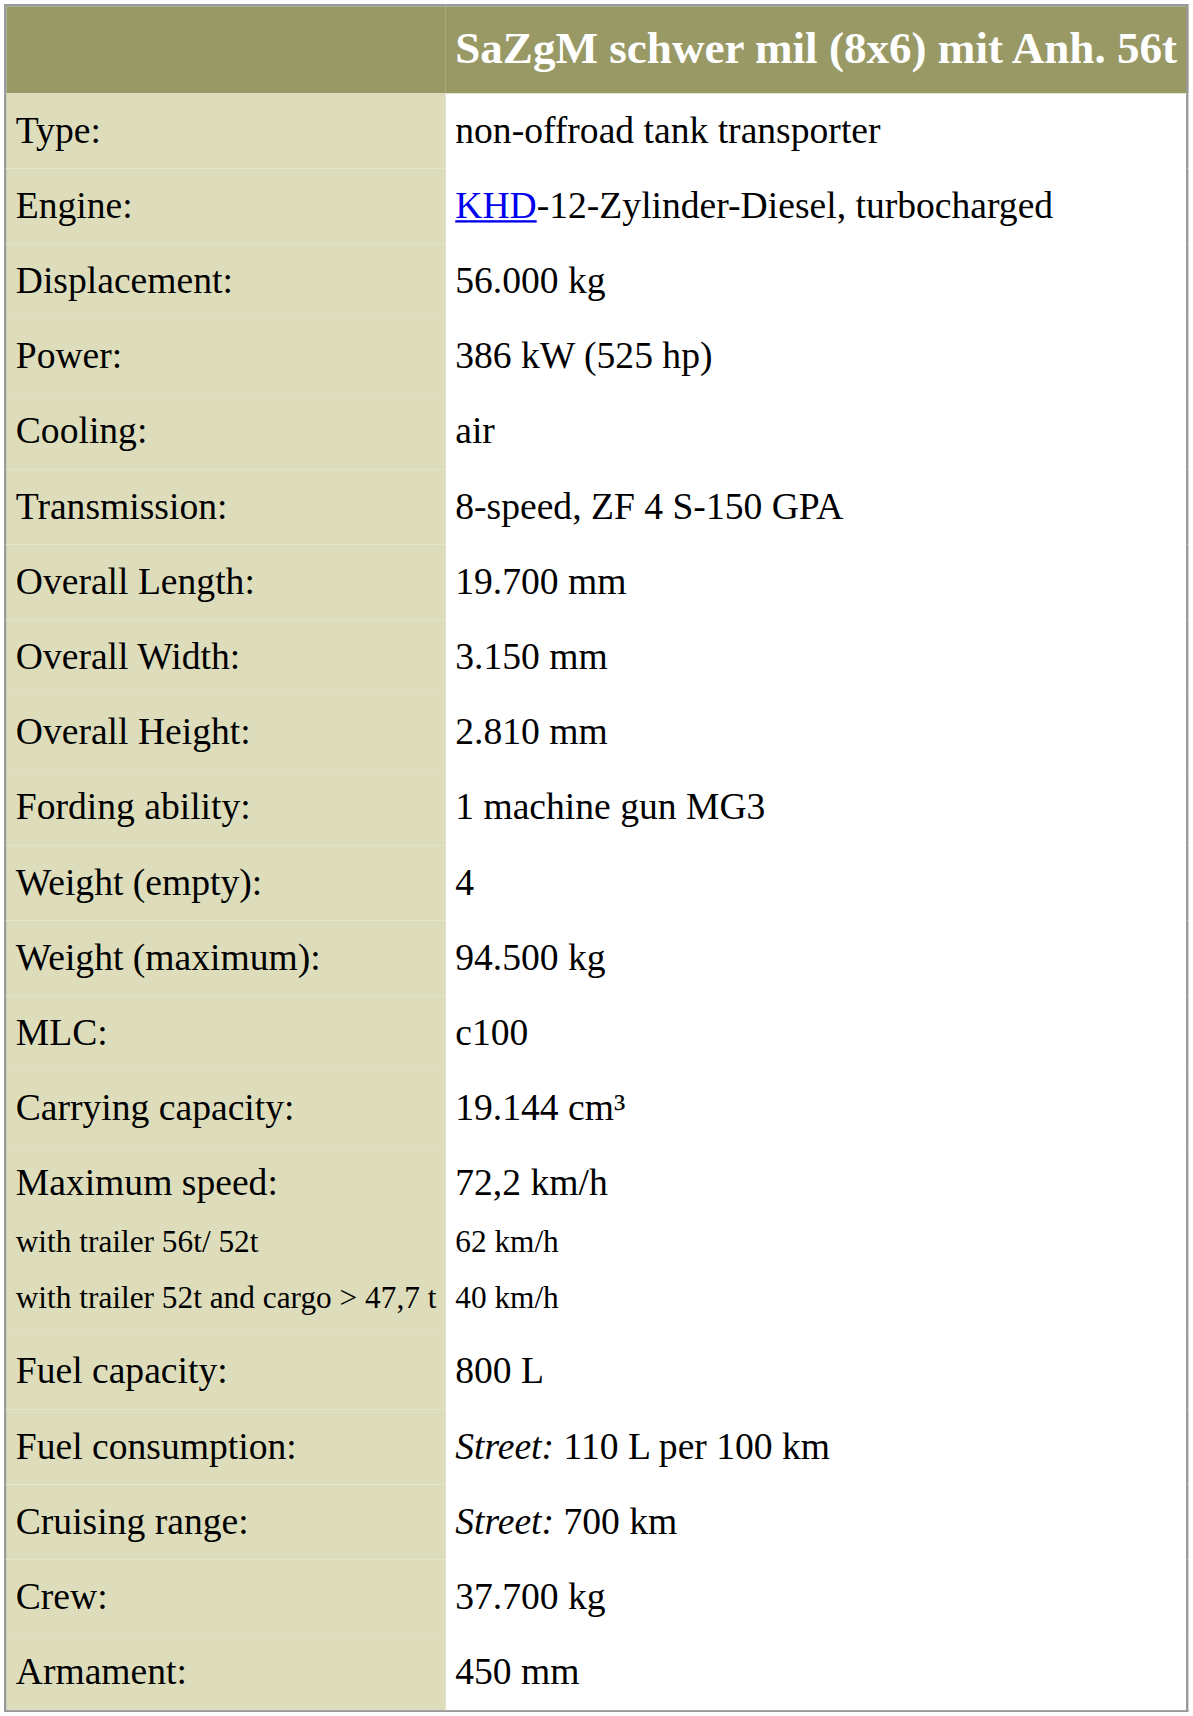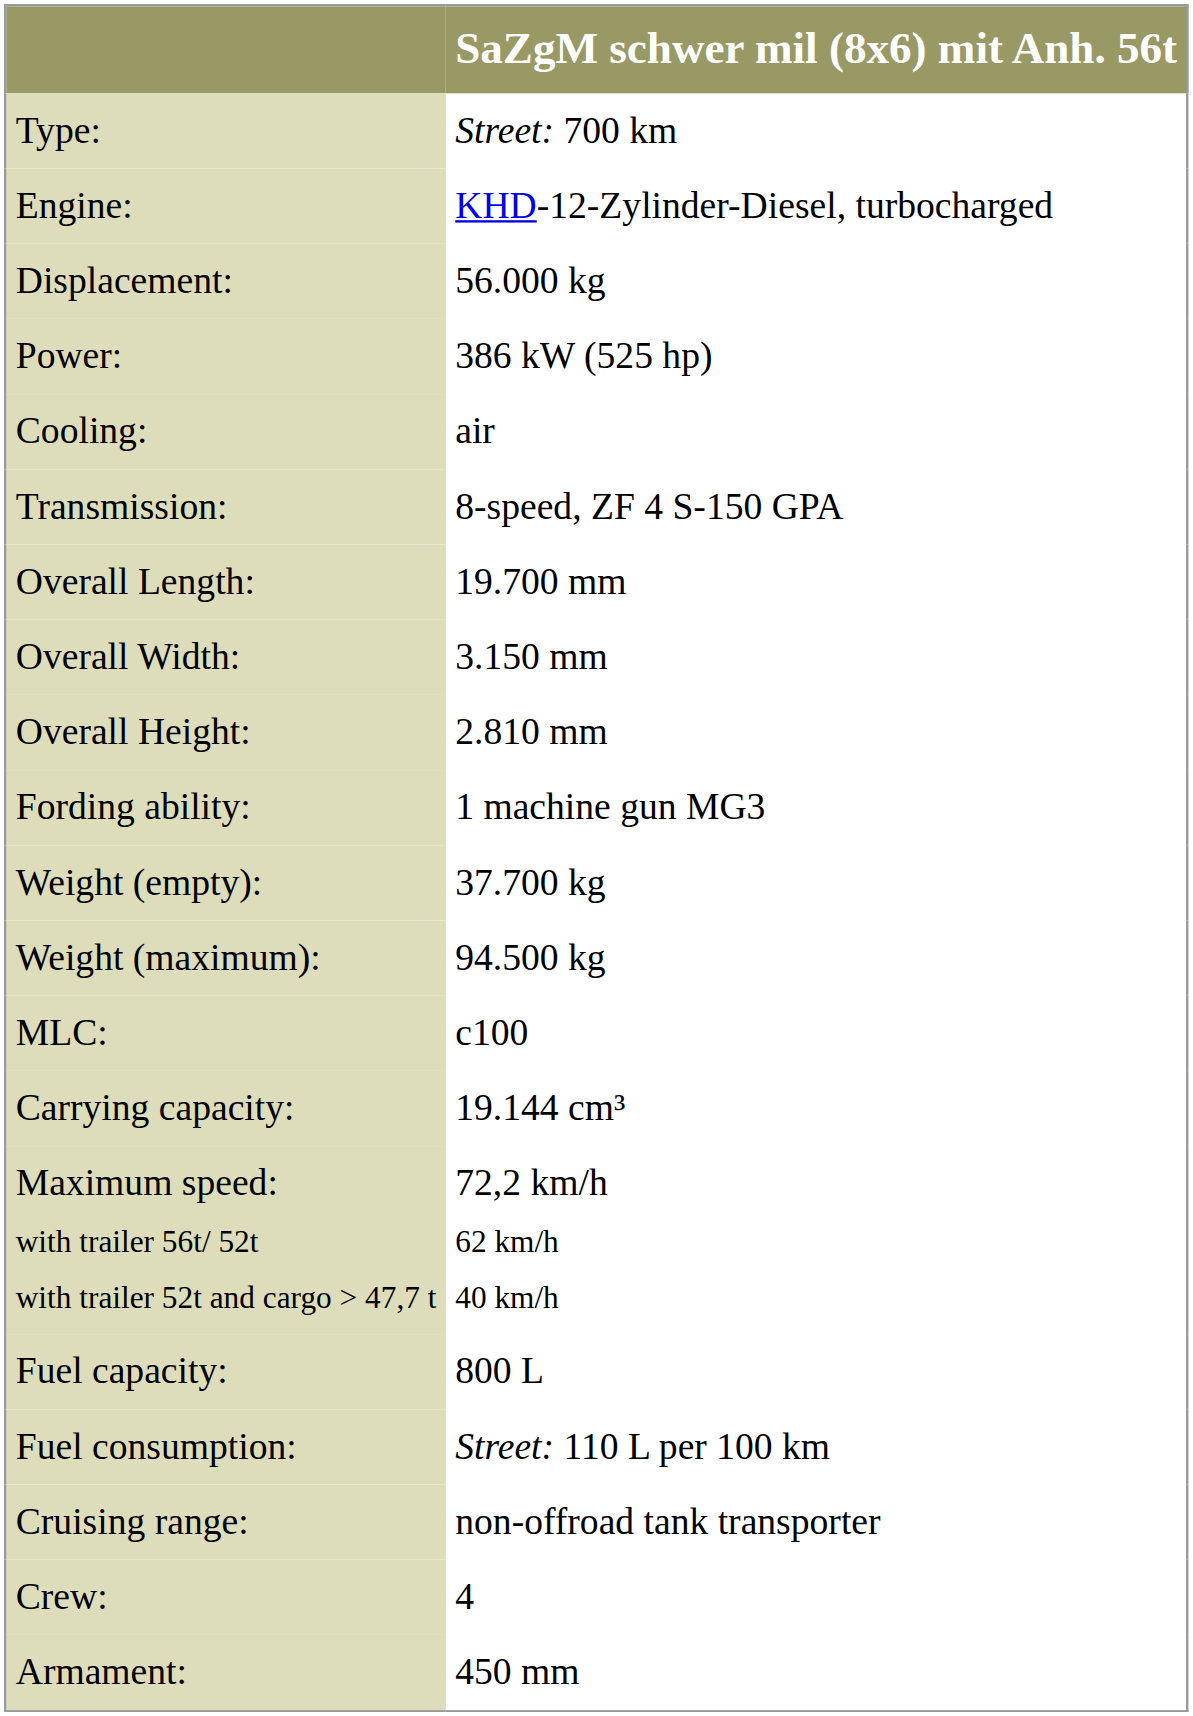(668, 129) non-offroad tank transporter -> (566, 129) Street: 700 km
(465, 881) 4 -> (530, 881) 37.700 kg
(566, 1520) Street: 700 km -> (668, 1520) non-offroad tank transporter
(530, 1596) 37.700 kg -> (465, 1596) 4
